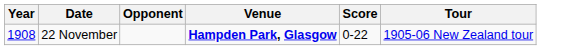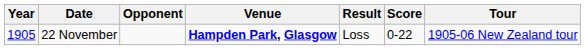+ column: (362, 14)
(21, 34) 1908 -> (21, 34) 1905
